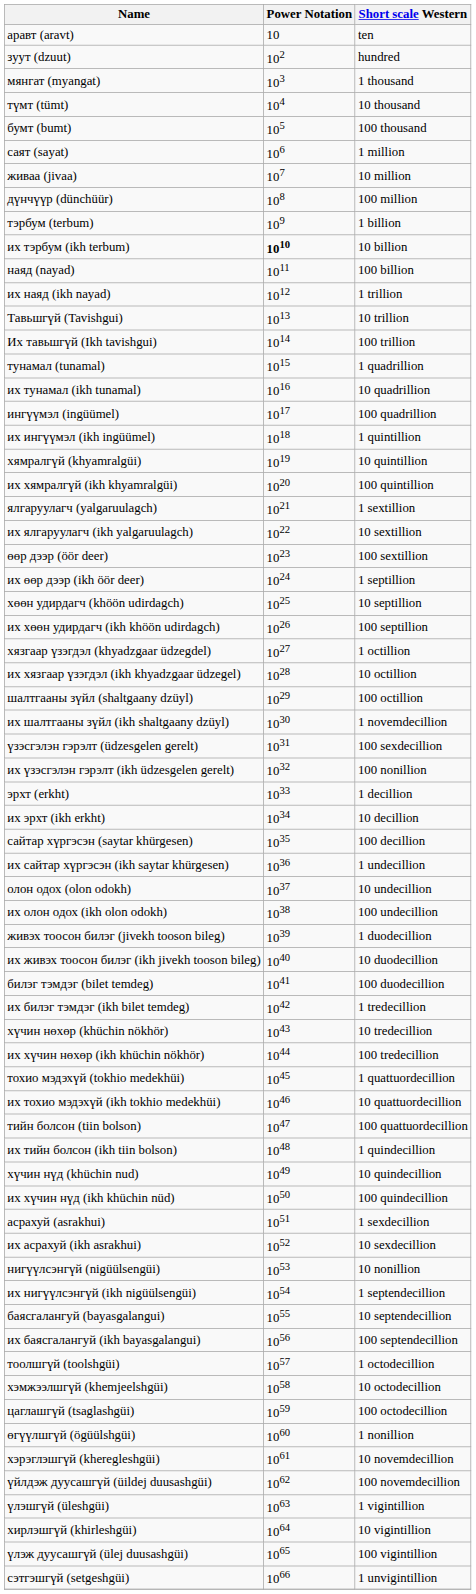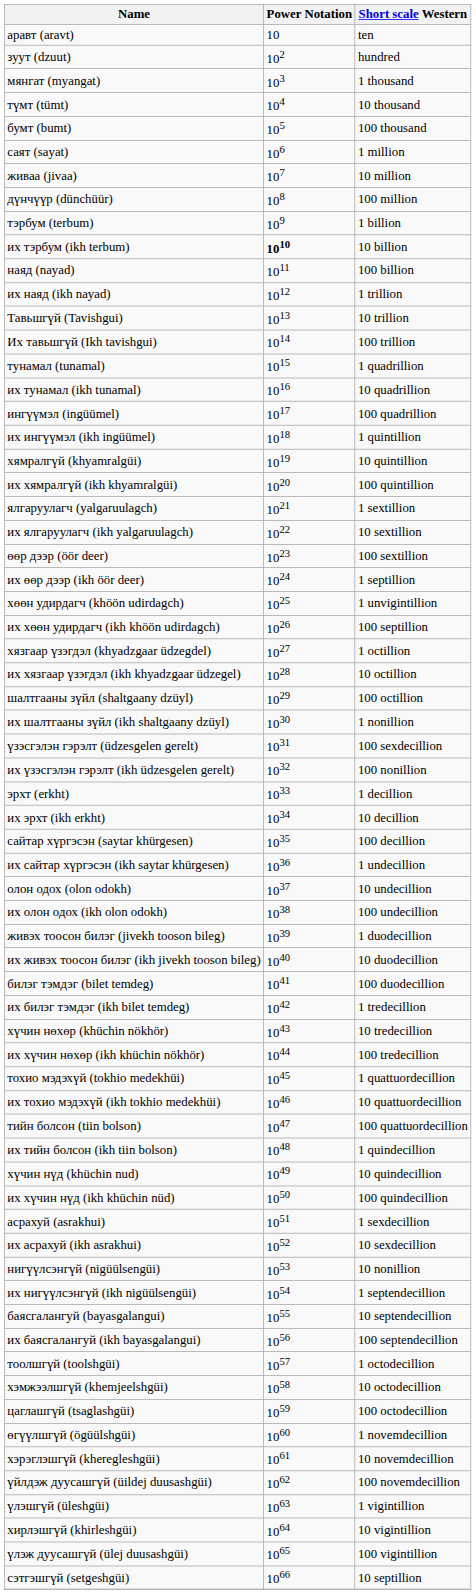(390, 603) 10 septillion -> (398, 603) 1 unvigintillion
(403, 722) 1 novemdecillion -> (386, 722) 1 nonillion
(386, 1435) 1 nonillion -> (403, 1435) 1 novemdecillion
(398, 1577) 1 unvigintillion -> (390, 1577) 10 septillion
